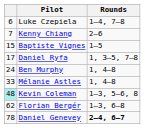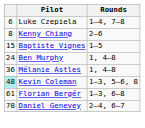(11, 35) 7 -> (11, 35) 8
- row: (43, 58)
(11, 82) 33 -> (11, 70) 36
(11, 106) 62 -> (11, 94) 61
(107, 118) bold -> (107, 106) normal
